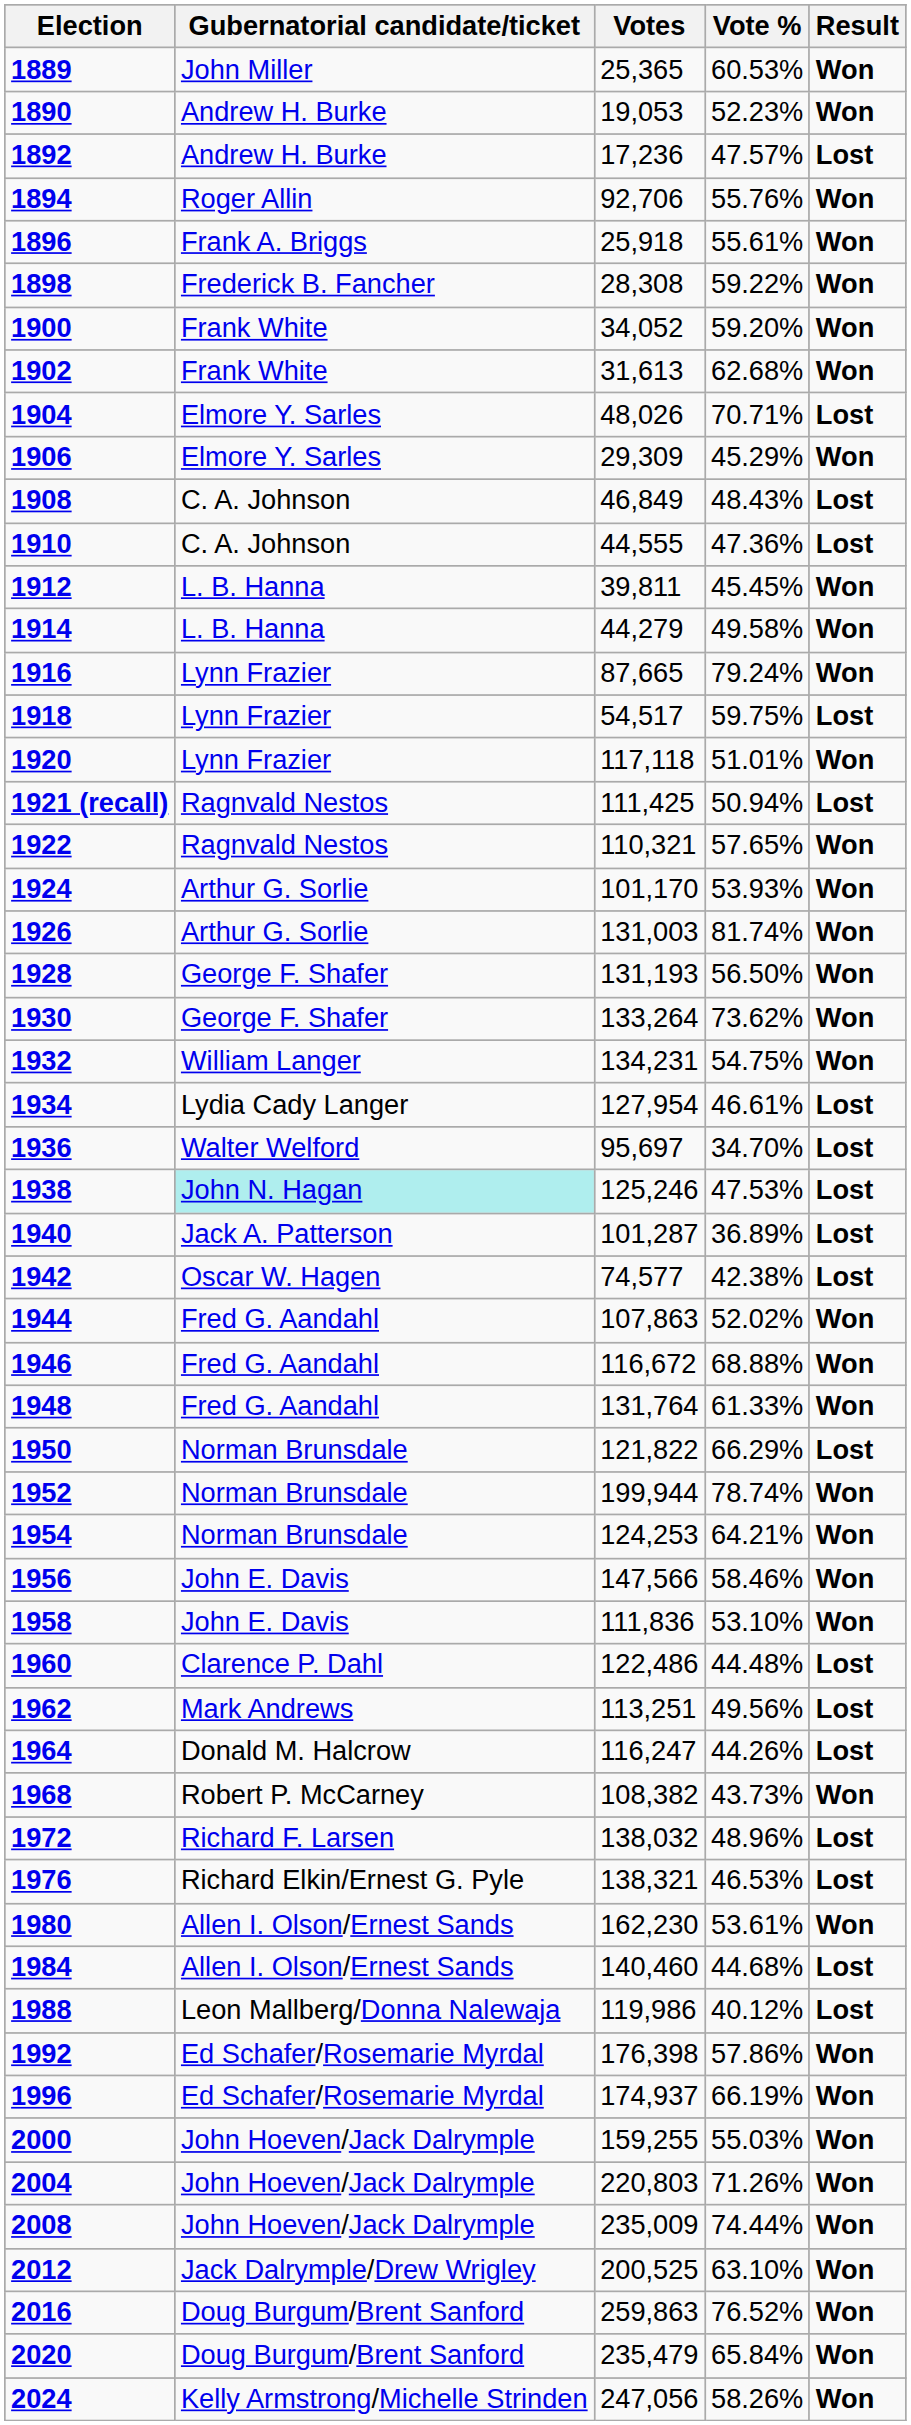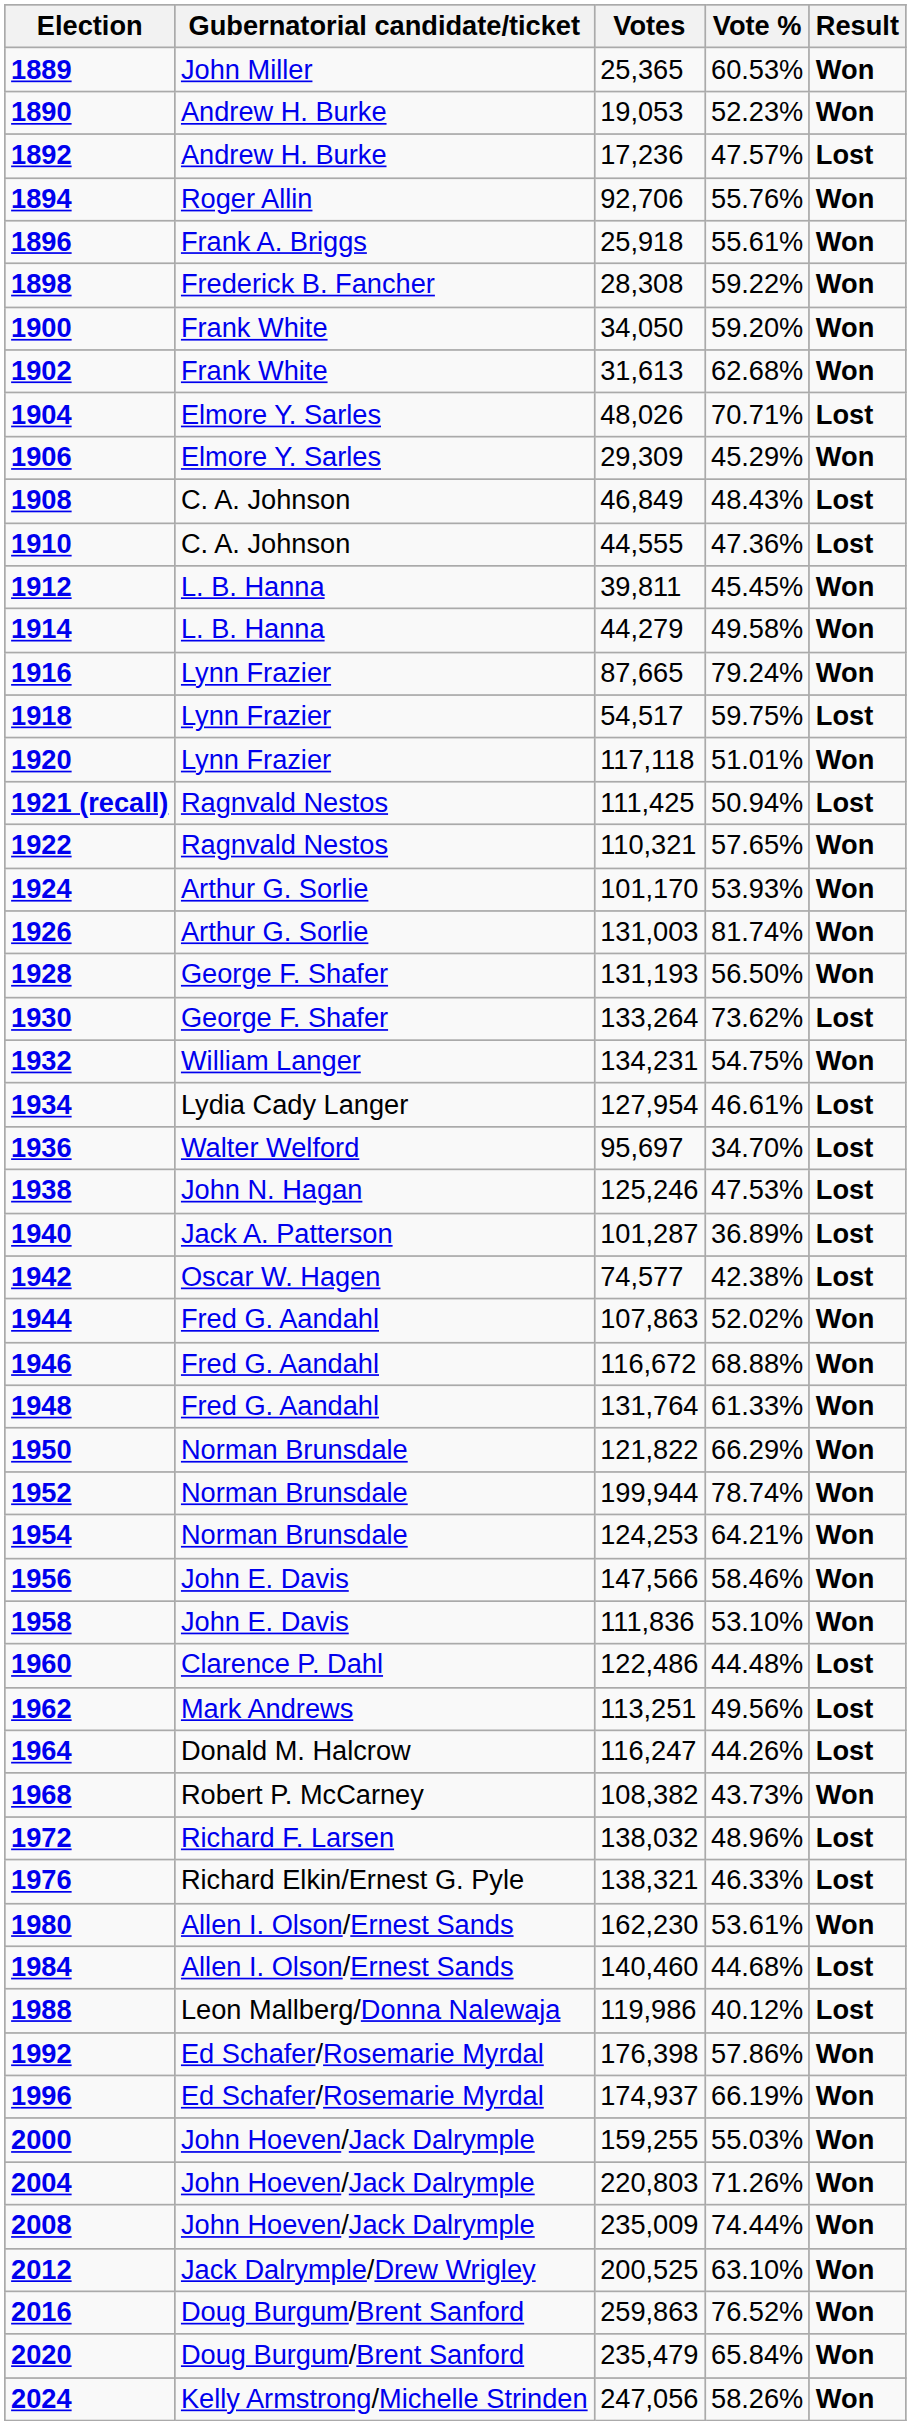(642, 328) 34,052 -> (642, 328) 34,050
(845, 1018) Won -> (845, 1018) Lost
(272, 1190) paleturquoise background -> (272, 1190) no background
(845, 1449) Lost -> (845, 1449) Won
(757, 1880) 46.53% -> (757, 1880) 46.33%
